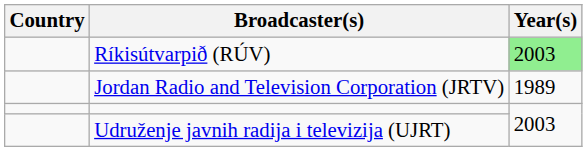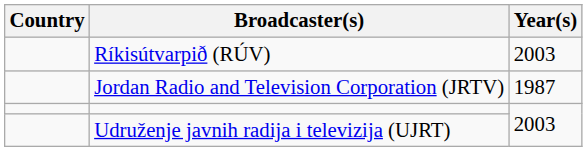(535, 53) lightgreen background -> (535, 53) no background
(535, 86) 1989 -> (535, 86) 1987
